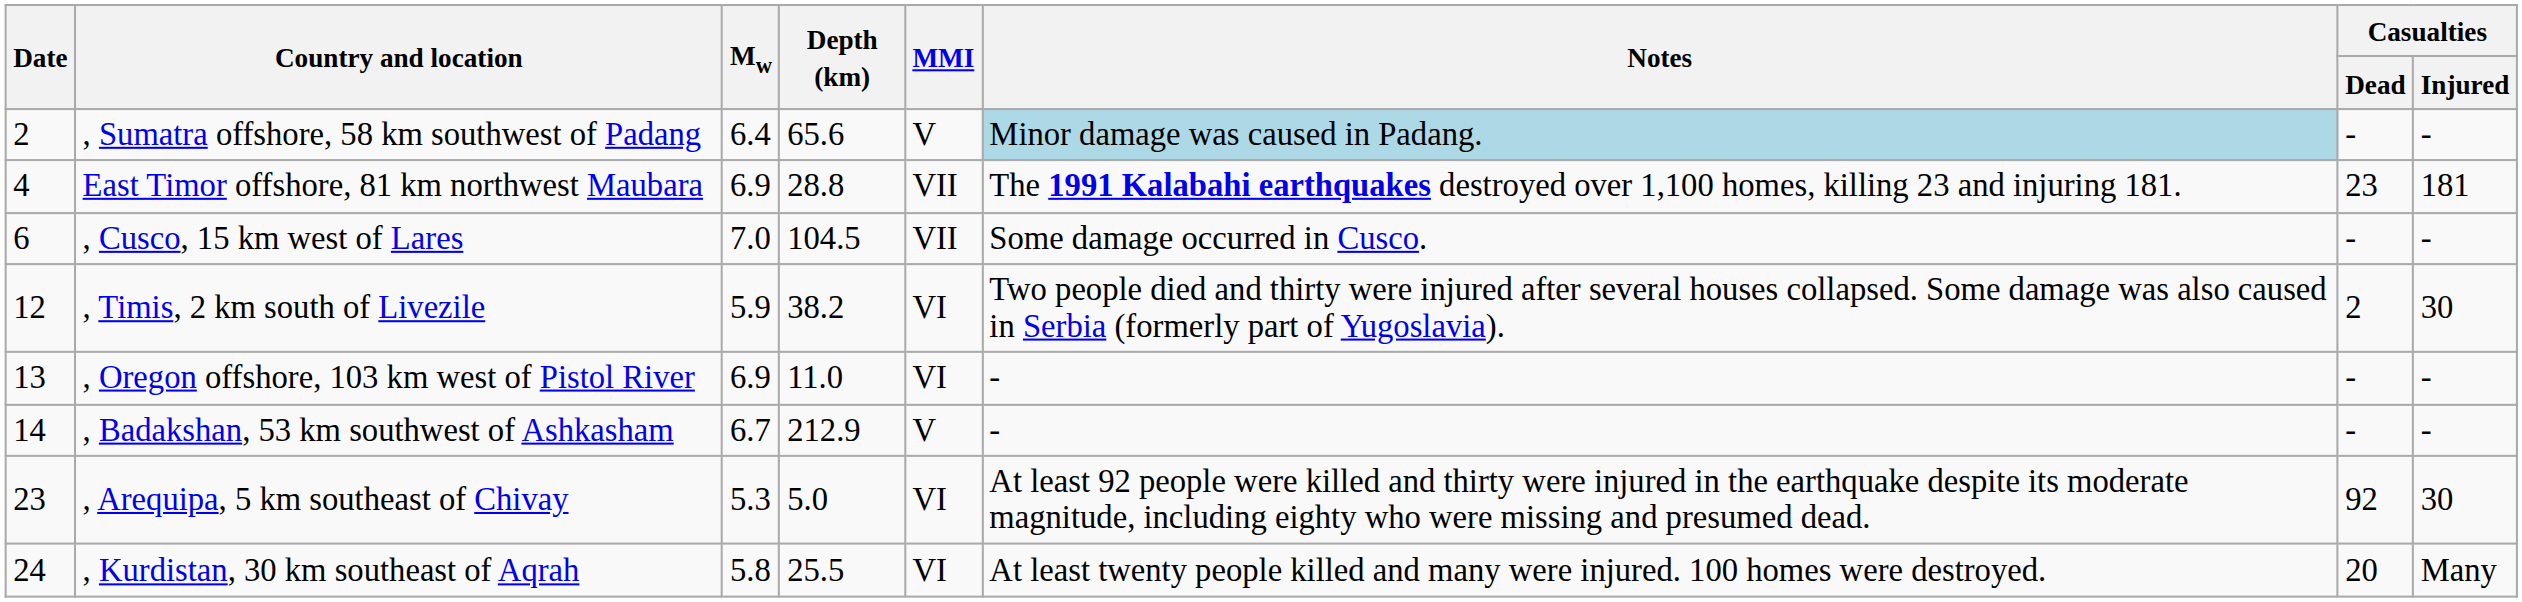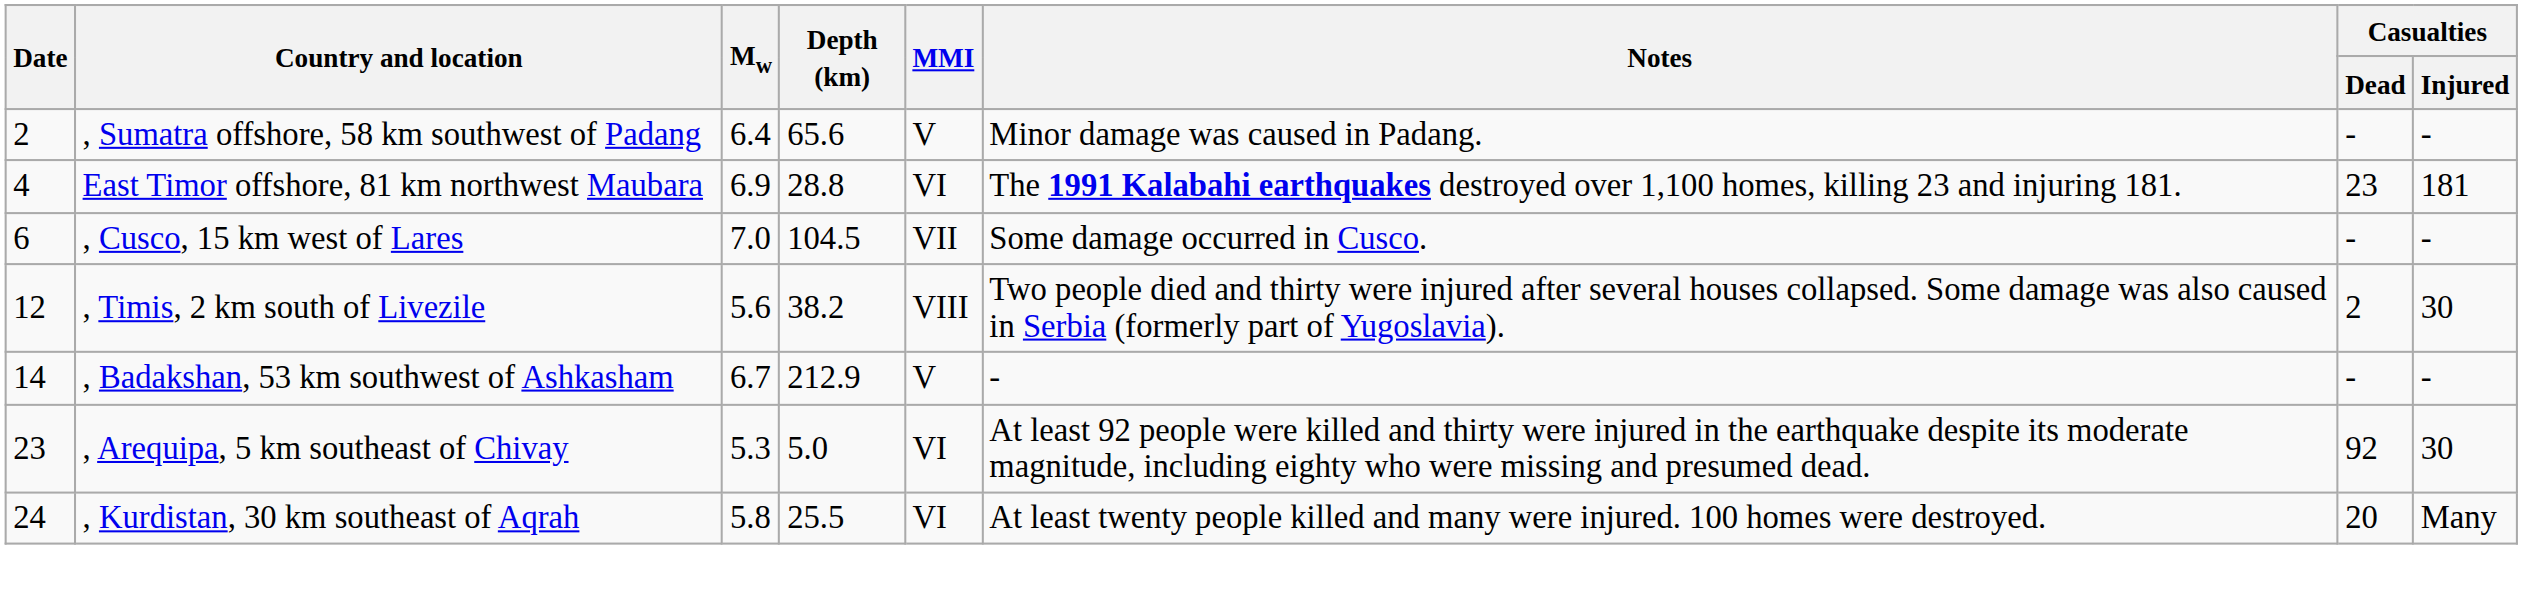(1236, 133) lightblue background -> (1236, 133) no background
(935, 185) VII -> (930, 185) VI
(750, 307) 5.9 -> (750, 307) 5.6
(930, 307) VI -> (940, 307) VIII
- row: (389, 377)
